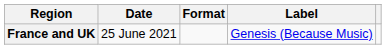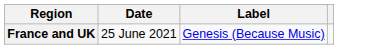- column: (204, 14)
